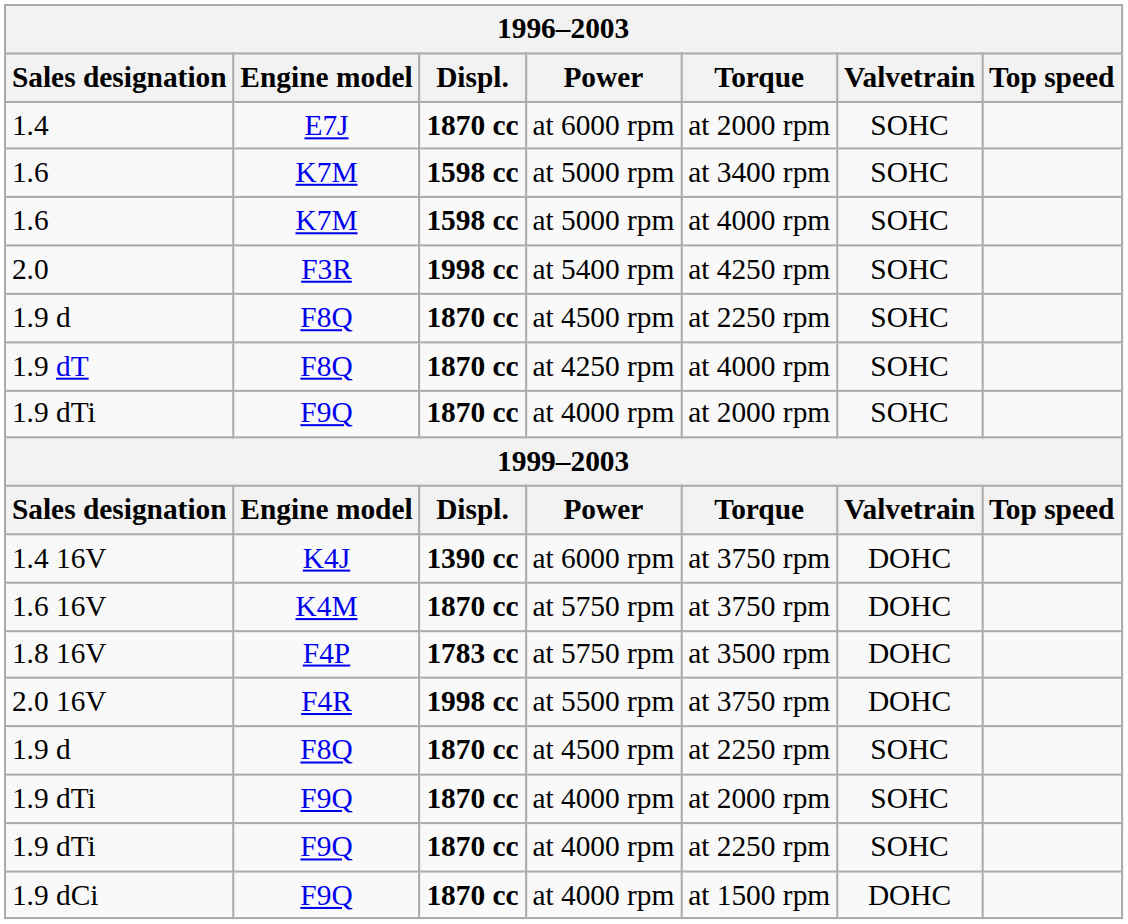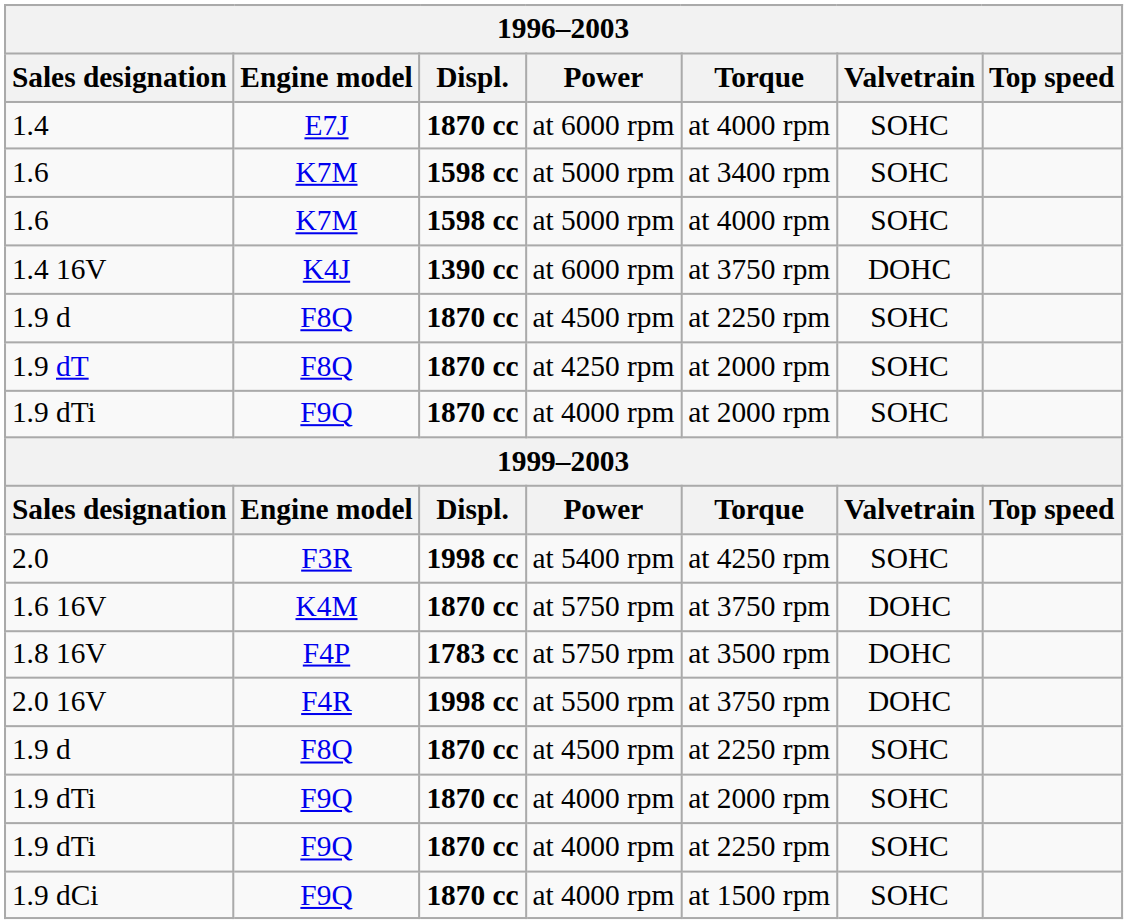(759, 124) at 2000 rpm -> (759, 124) at 4000 rpm
rows swapped: (30, 268) <-> (59, 557)
(759, 364) at 4000 rpm -> (759, 364) at 2000 rpm
(910, 893) DOHC -> (910, 893) SOHC
